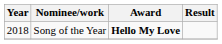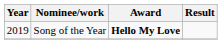(18, 30) 2018 -> (18, 30) 2019
